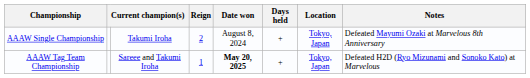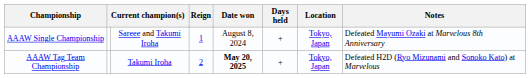(150, 38) Takumi Iroha -> (150, 38) Sareee and Takumi Iroha
(201, 38) 2 -> (201, 38) 1
(150, 61) Sareee and Takumi Iroha -> (150, 61) Takumi Iroha
(201, 61) 1 -> (201, 61) 2
